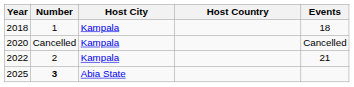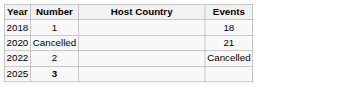- column: (126, 12)
(325, 43) Cancelled -> (229, 43) 21
(325, 58) 21 -> (229, 58) Cancelled
